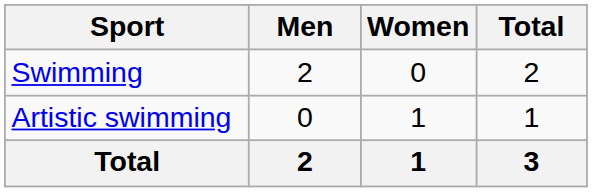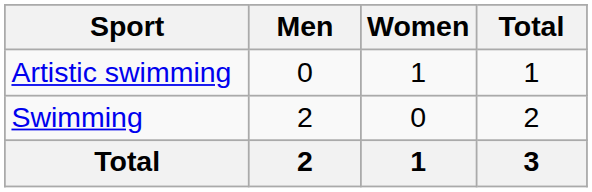rows swapped: (121, 117) <-> (77, 72)
